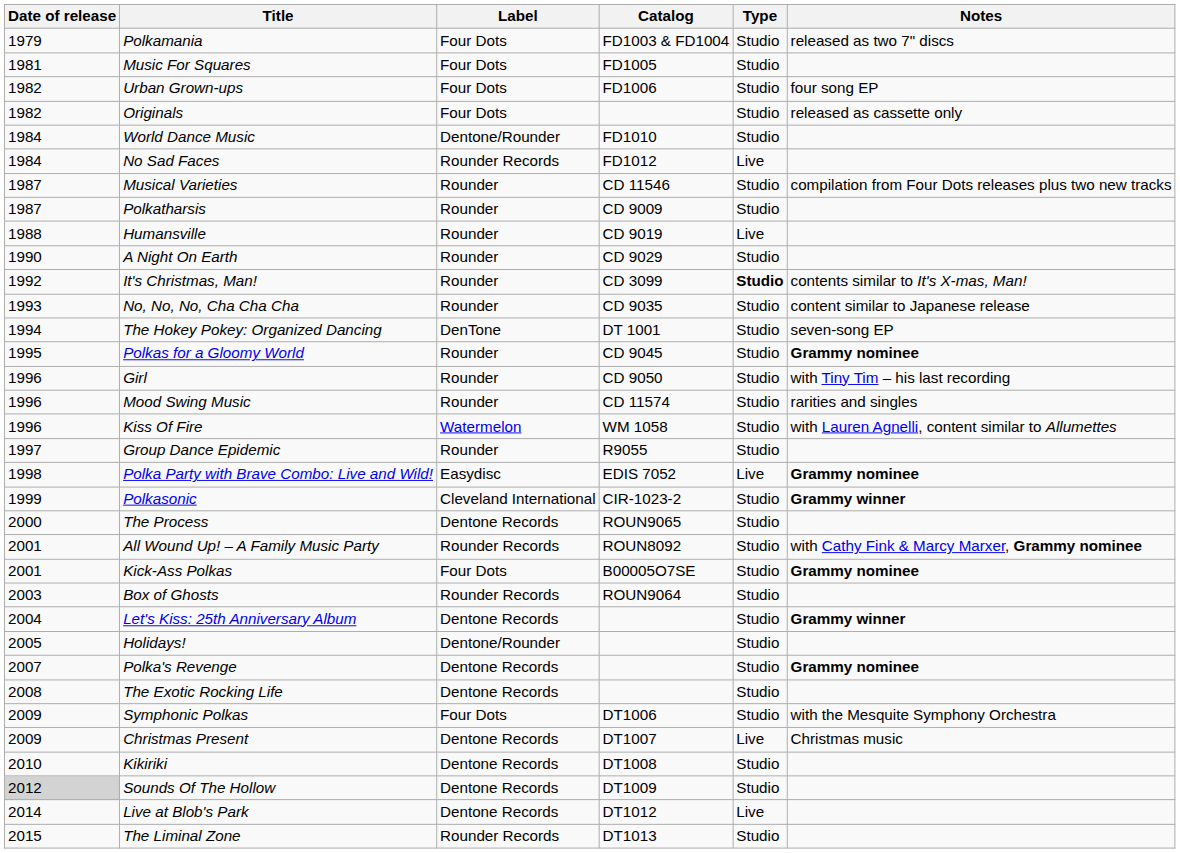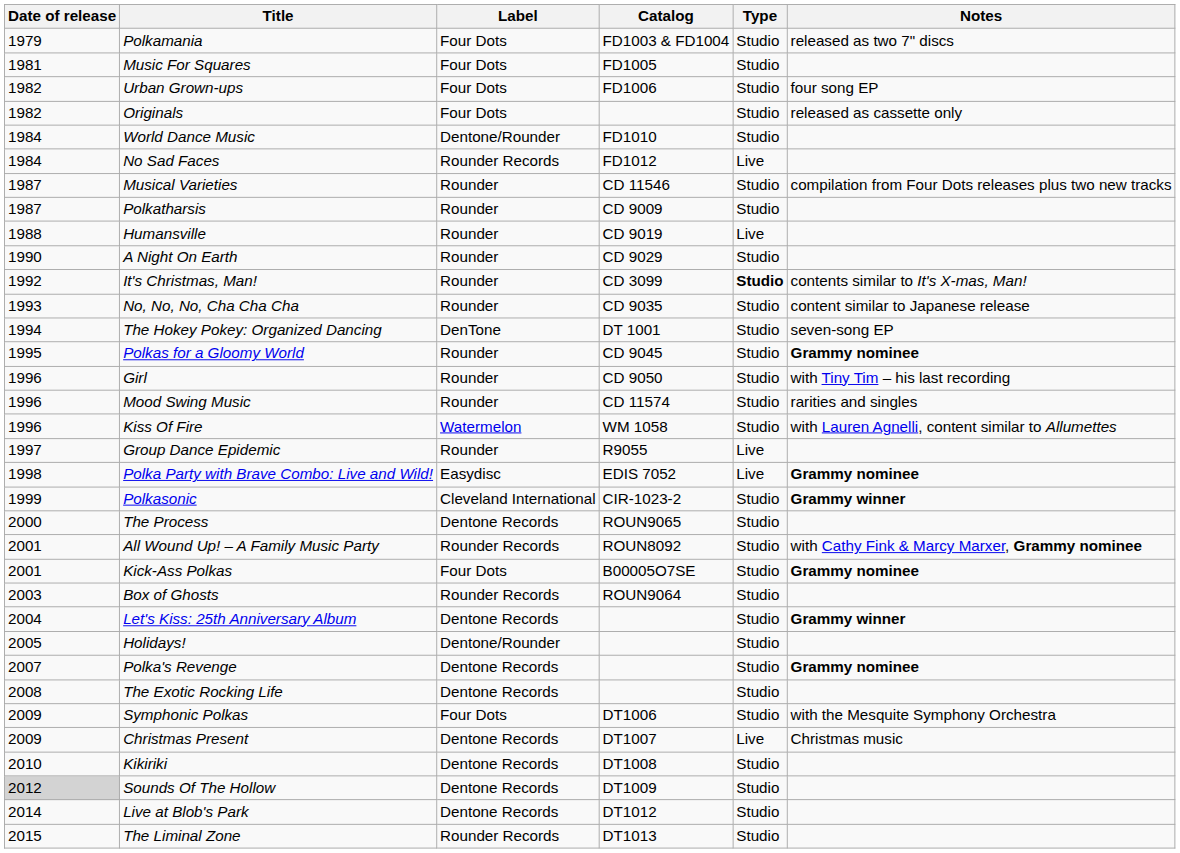(758, 450) Studio -> (750, 450) Live
(750, 812) Live -> (758, 812) Studio
